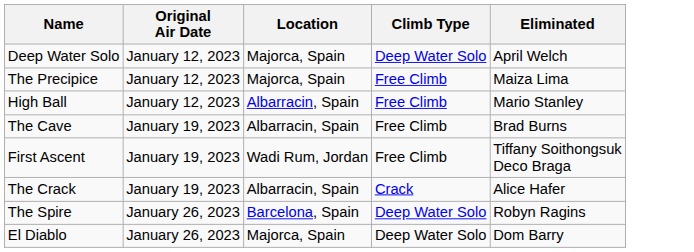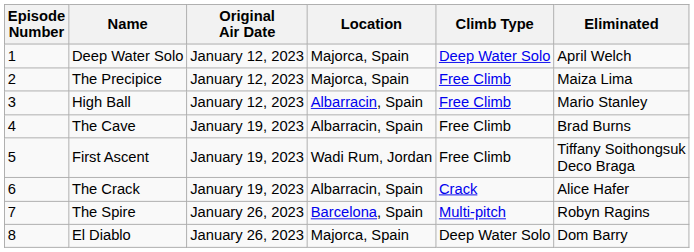+ column: (36, 24)
(431, 212) Deep Water Solo -> (472, 212) Multi-pitch
